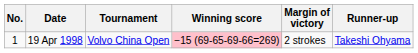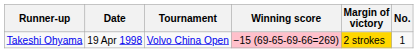columns swapped: (15, 18) <-> (373, 18)
(305, 40) no background -> (364, 40) gold background
